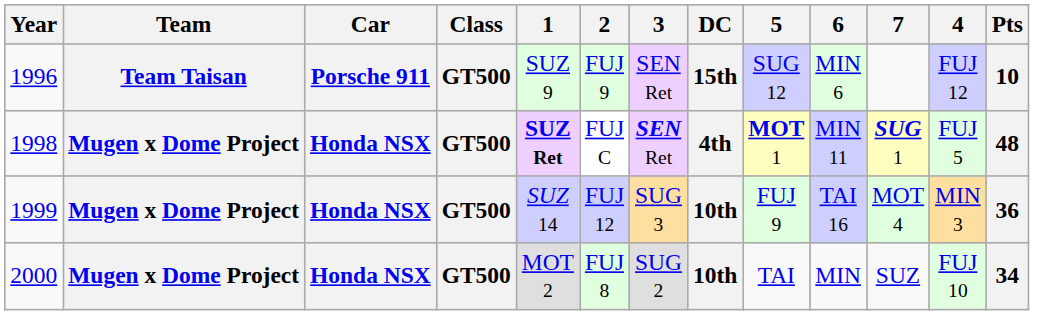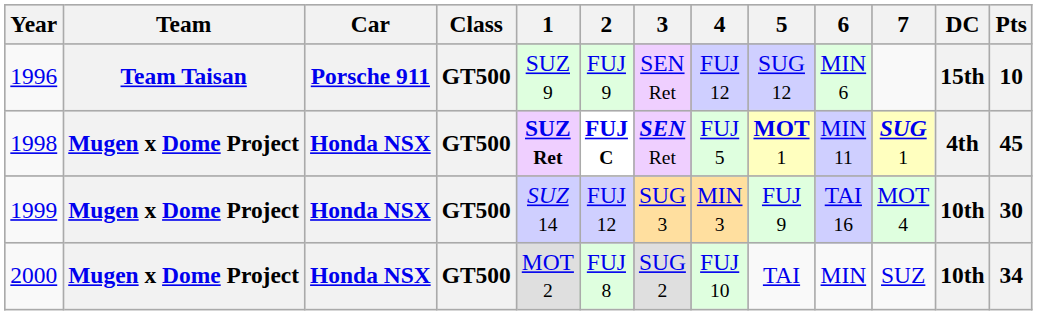columns swapped: (958, 24) <-> (715, 24)
(604, 143) normal -> (606, 143) bold
(1007, 143) 48 -> (1011, 143) 45
(1007, 209) 36 -> (1011, 209) 30
